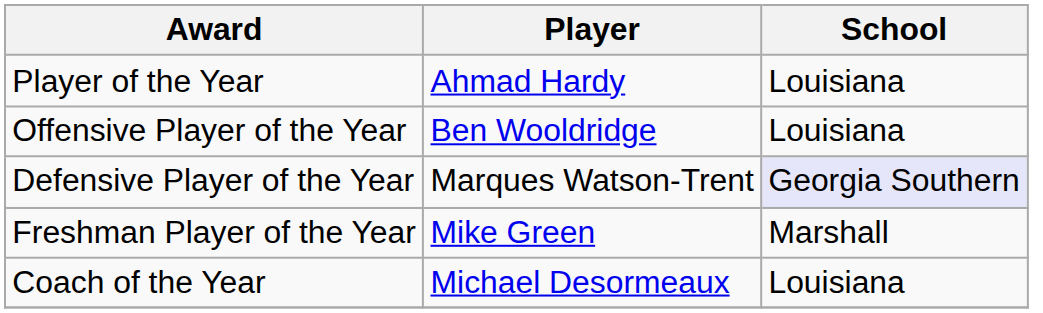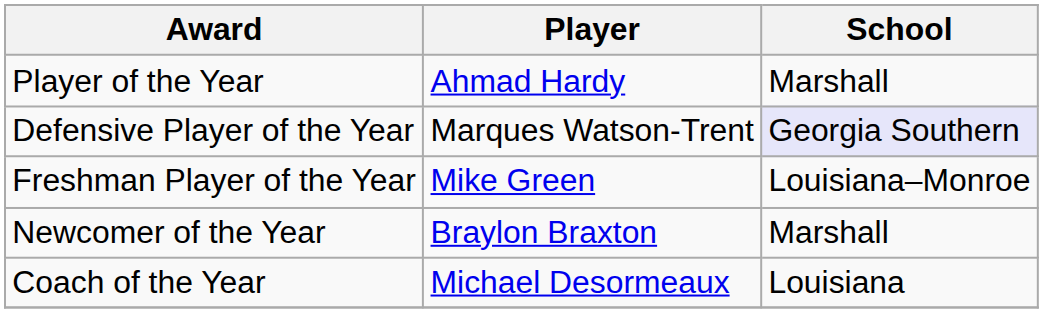(837, 80) Louisiana -> (829, 80) Marshall
- row: (209, 130)
(829, 231) Marshall -> (899, 181) Louisiana–Monroe
+ row: (169, 231)
